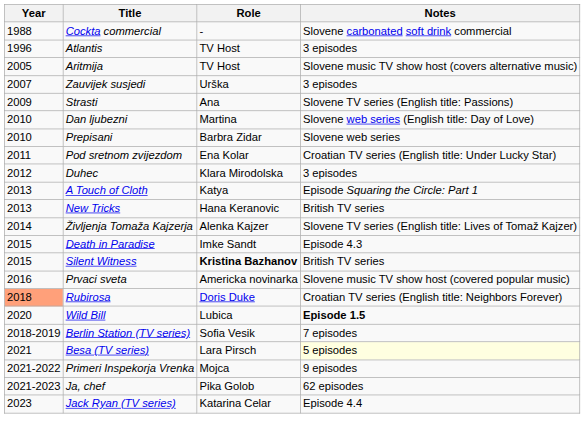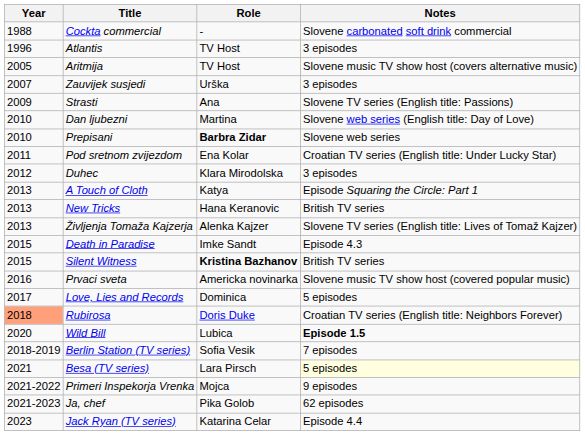(231, 137) normal -> (233, 137) bold
(19, 226) 2014 -> (19, 226) 2013
+ row: (124, 297)
